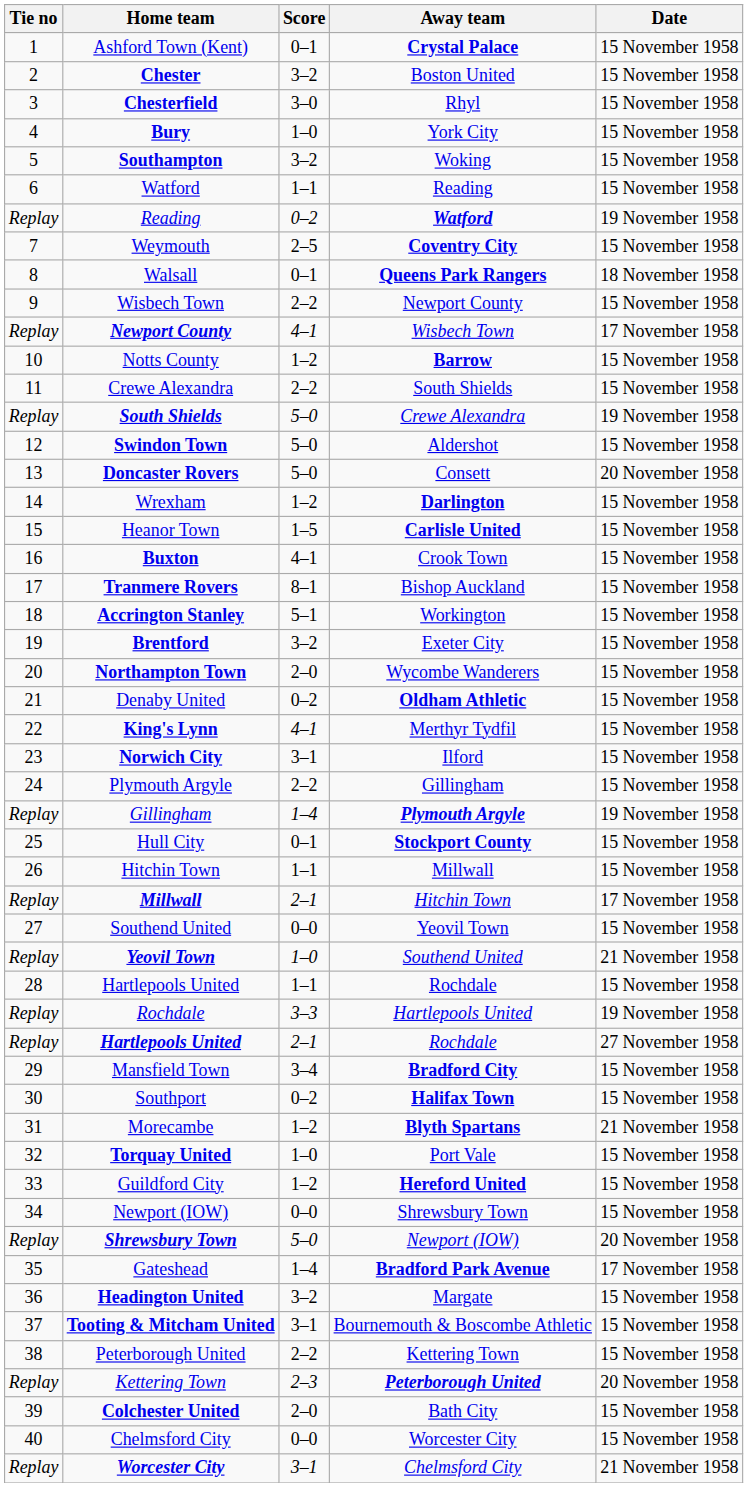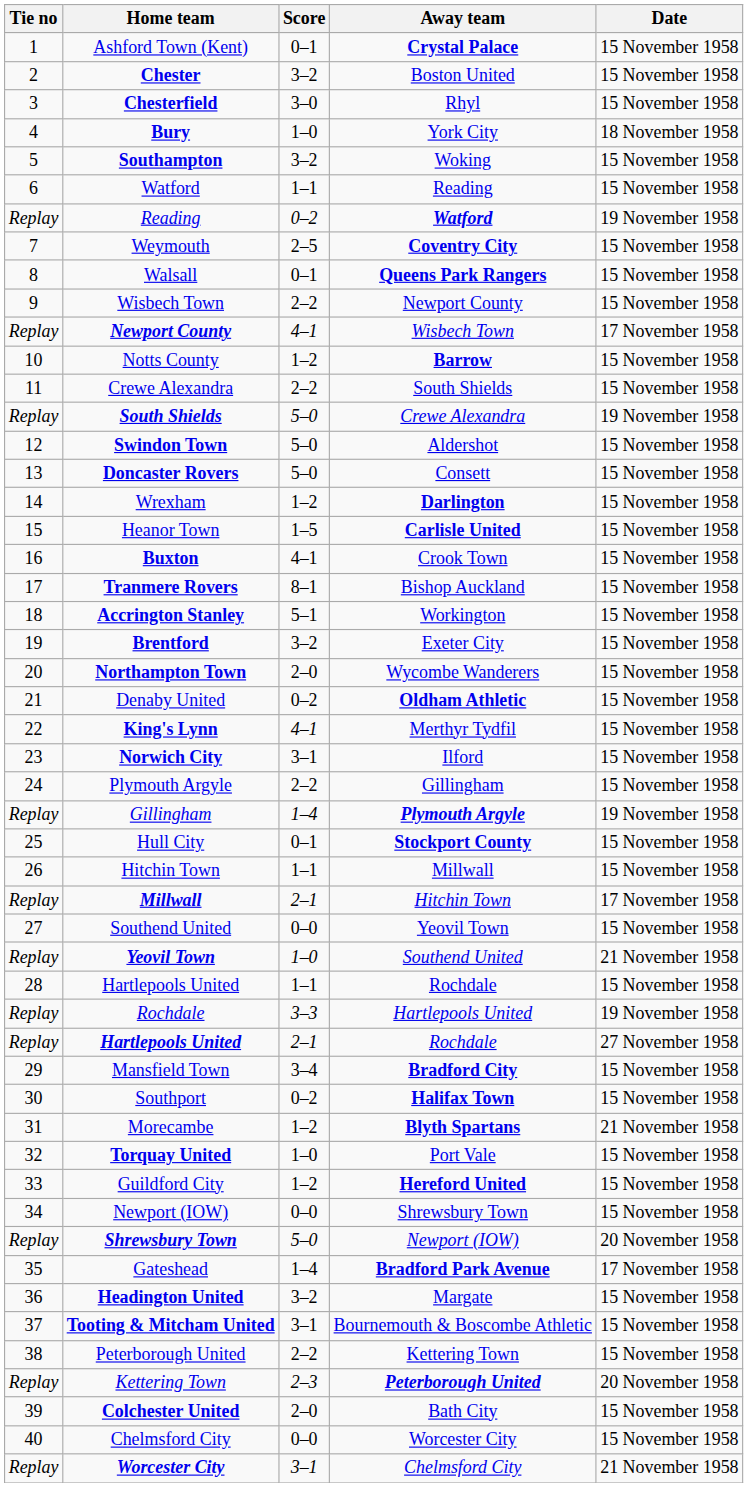(669, 132) 15 November 1958 -> (669, 132) 18 November 1958
(669, 274) 18 November 1958 -> (669, 274) 15 November 1958
(669, 473) 20 November 1958 -> (669, 473) 15 November 1958
